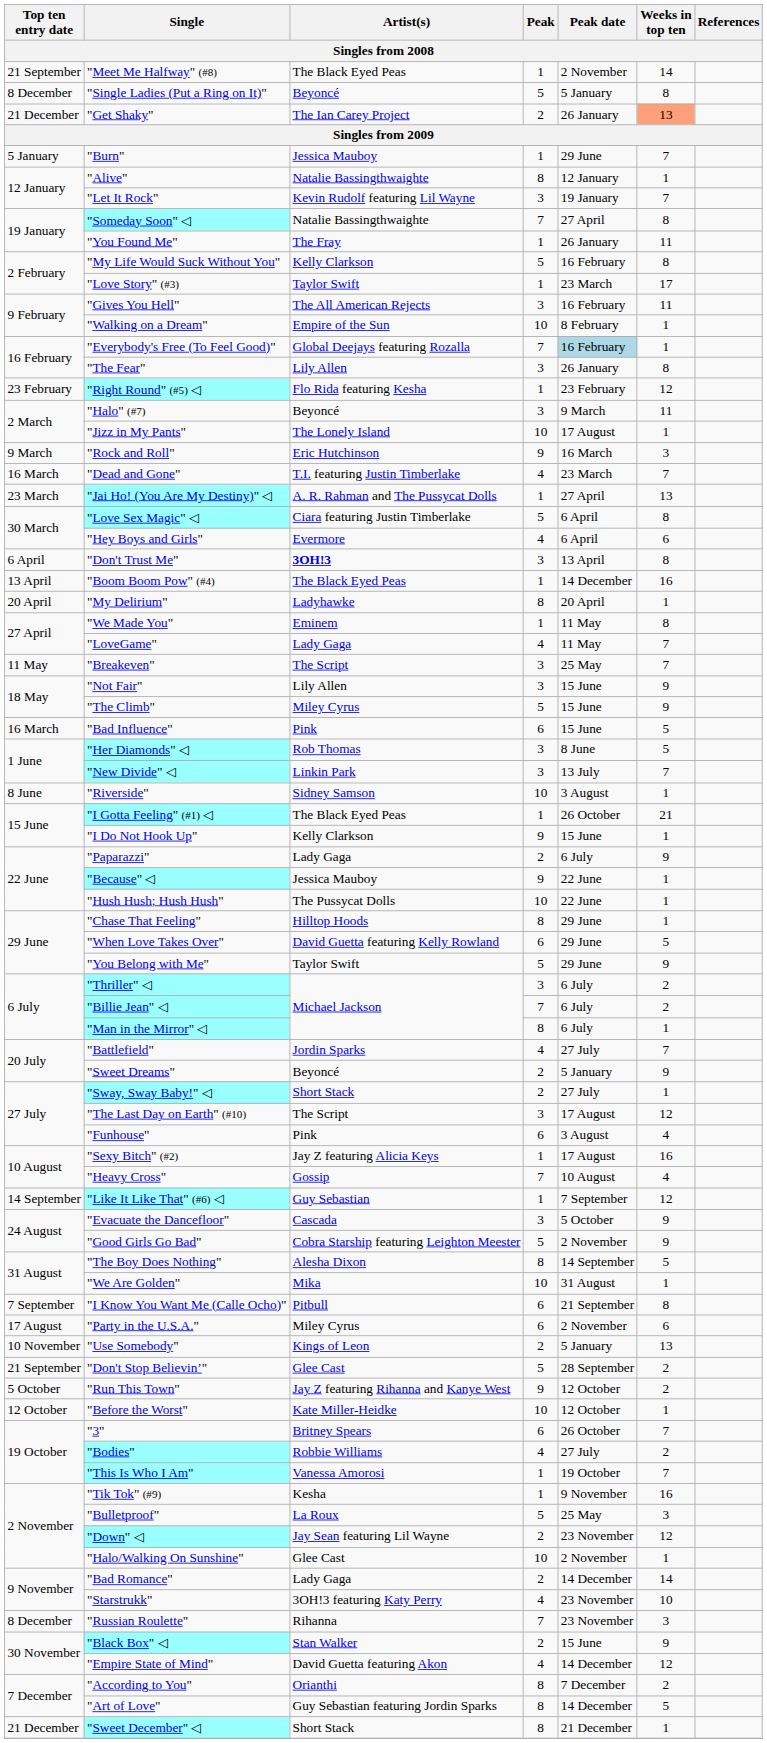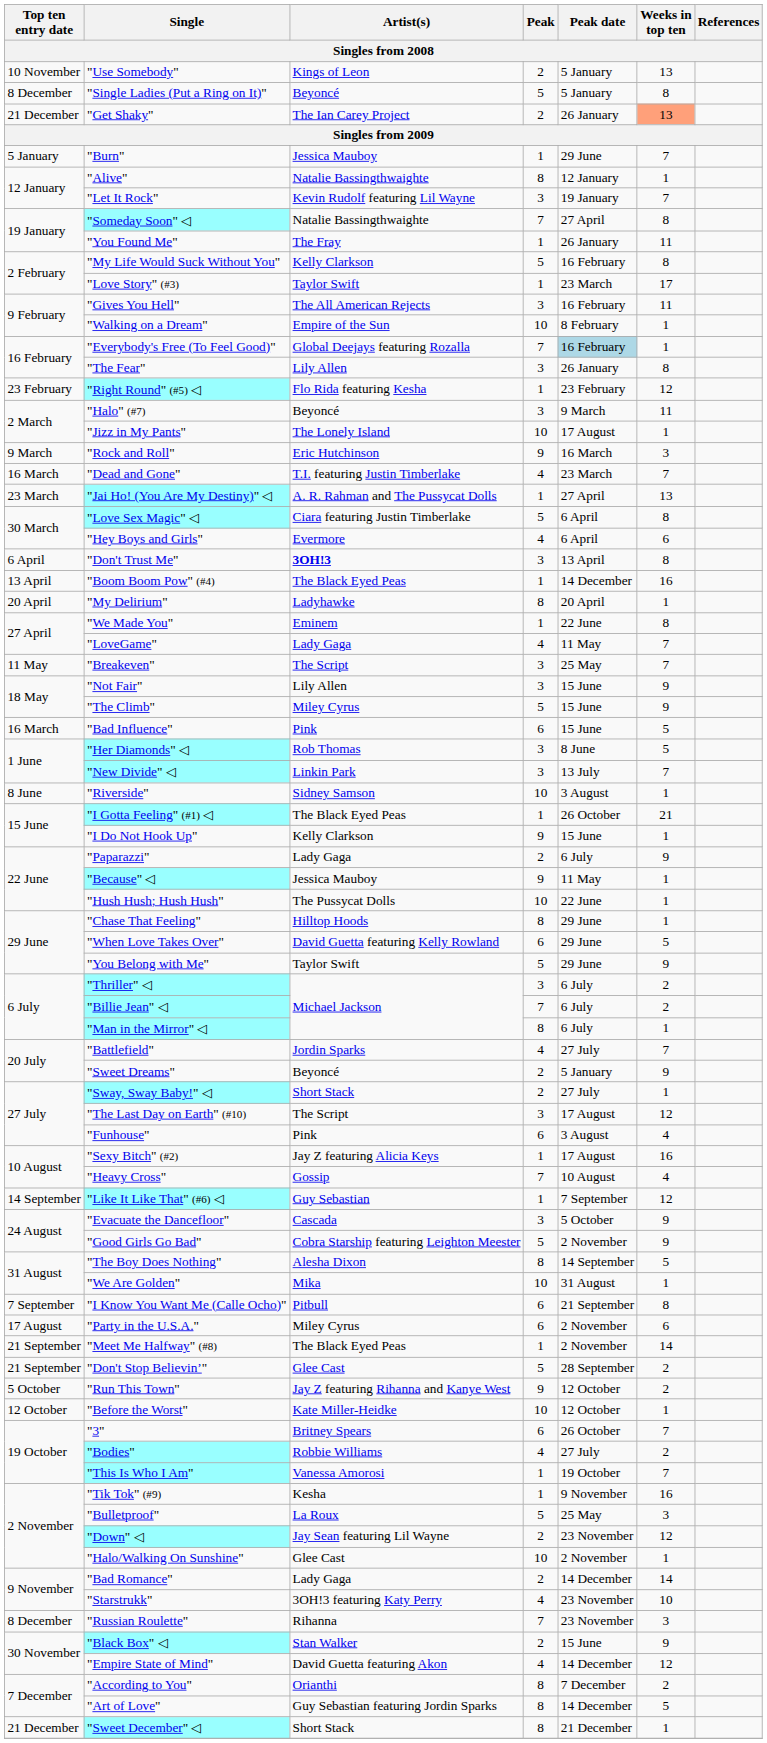rows swapped: (133, 1346) <-> (152, 72)
(581, 623) 11 May -> (581, 623) 22 June
(581, 878) 22 June -> (581, 878) 11 May
